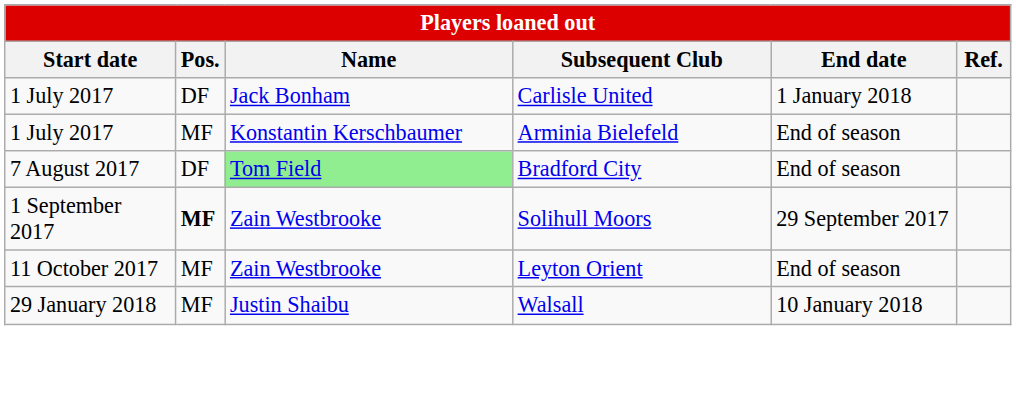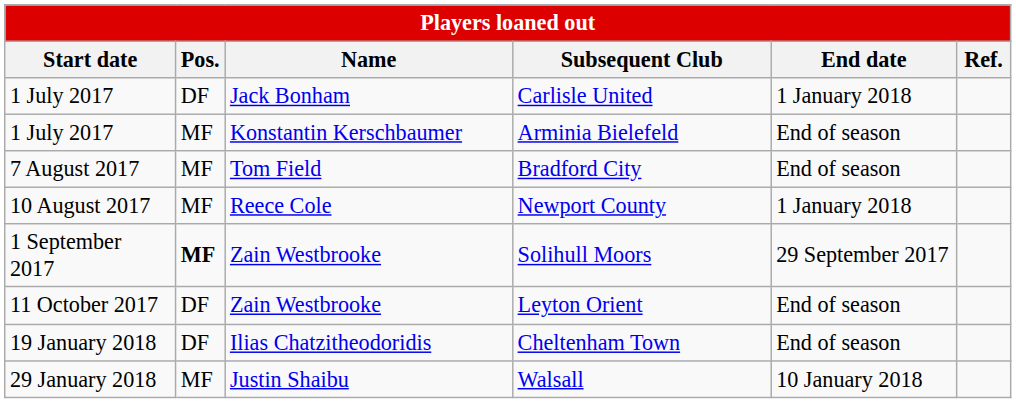(195, 169) DF -> (197, 169) MF
(276, 169) lightgreen background -> (276, 169) no background
+ row: (592, 205)
(197, 268) MF -> (195, 305) DF
+ row: (599, 341)
